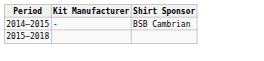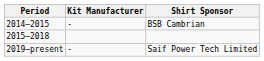+ row: (202, 50)
